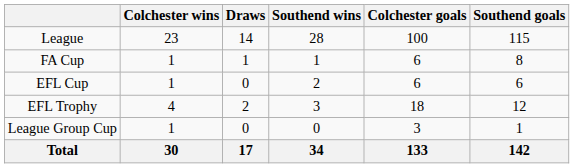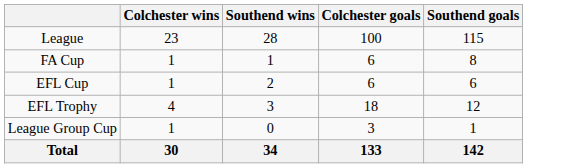- column: (246, 15)
